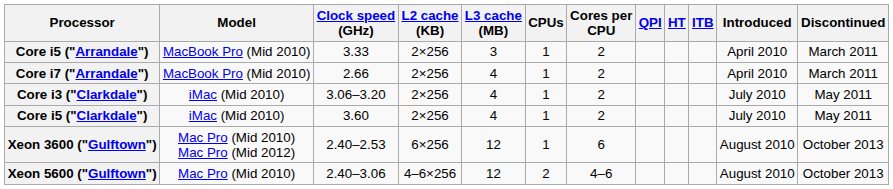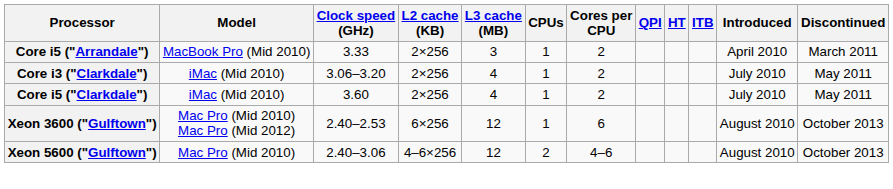- row: (82, 73)
